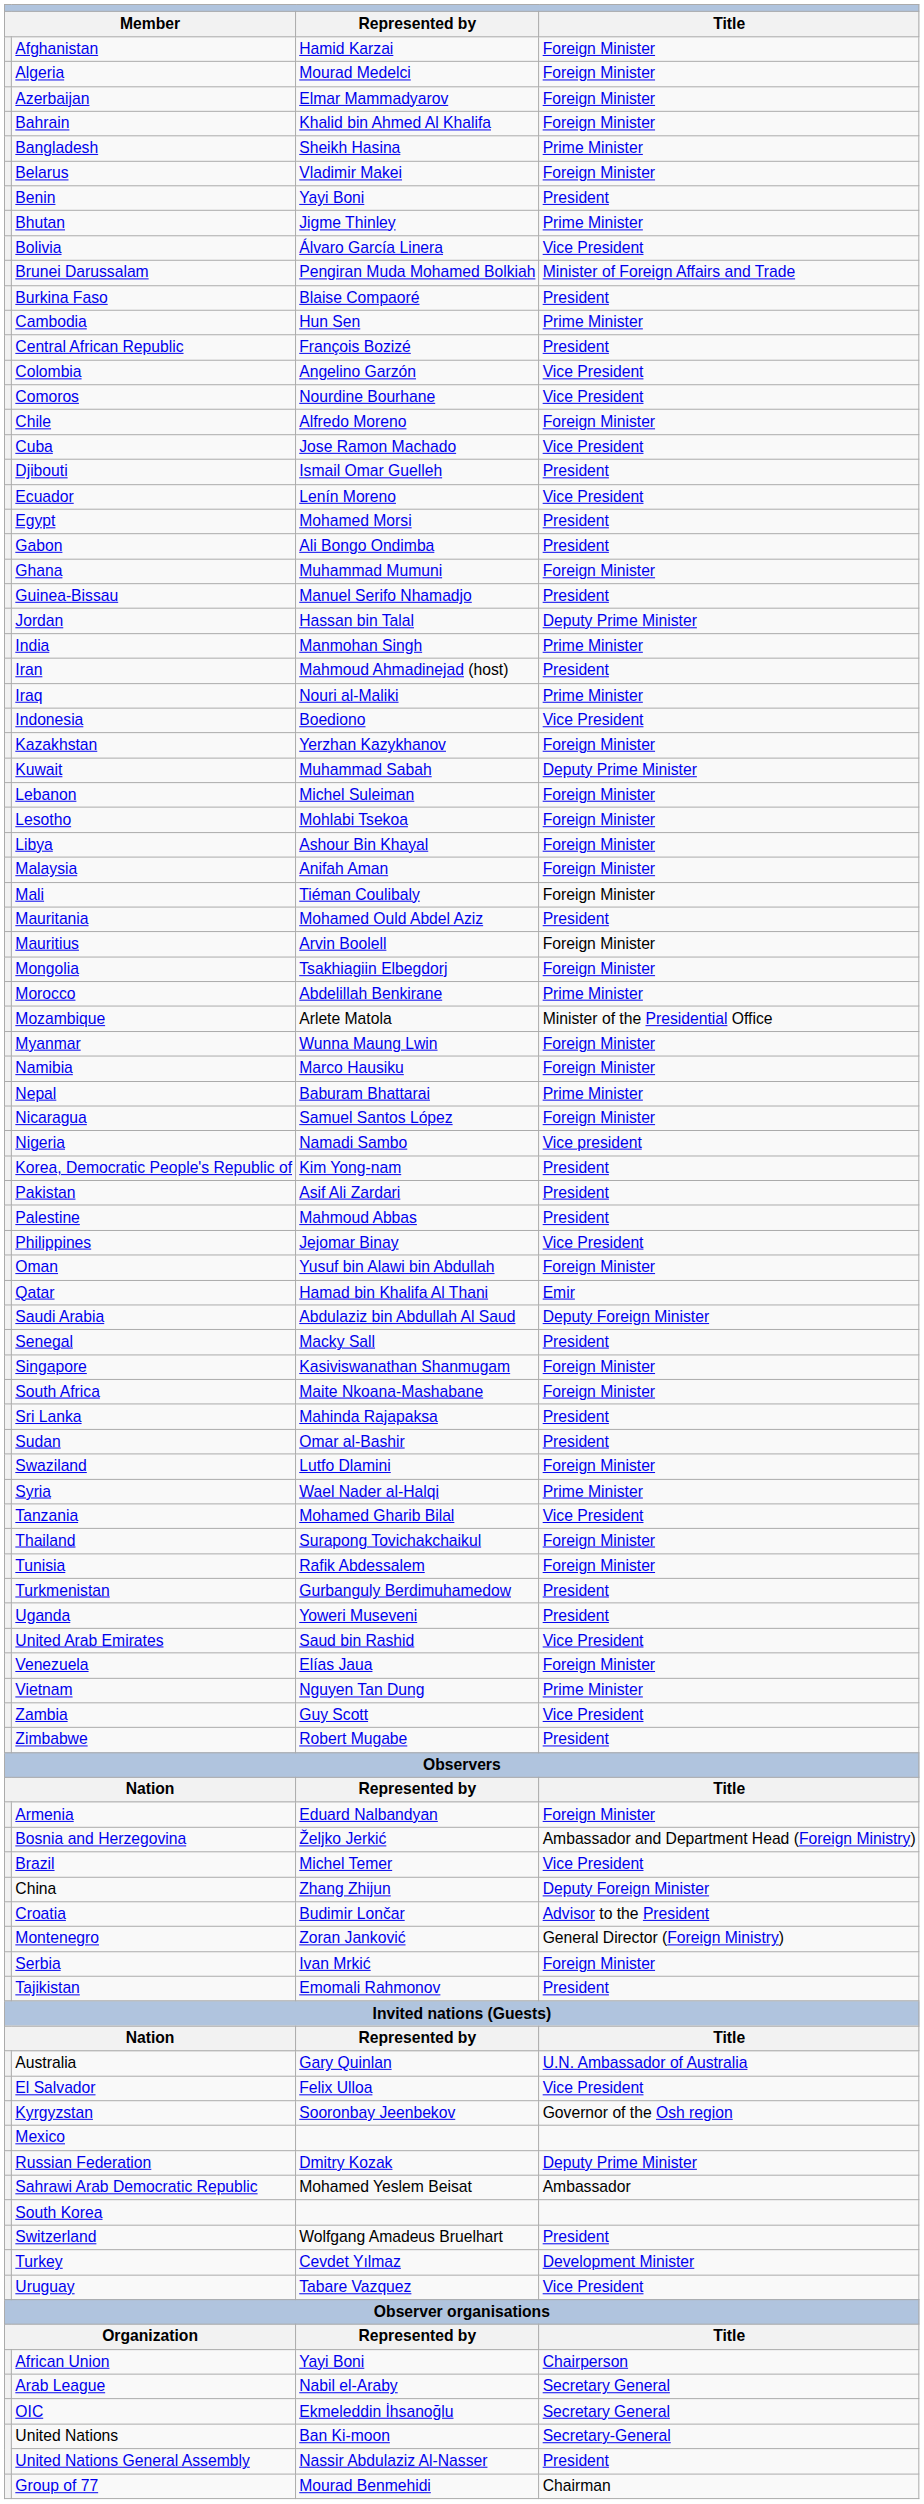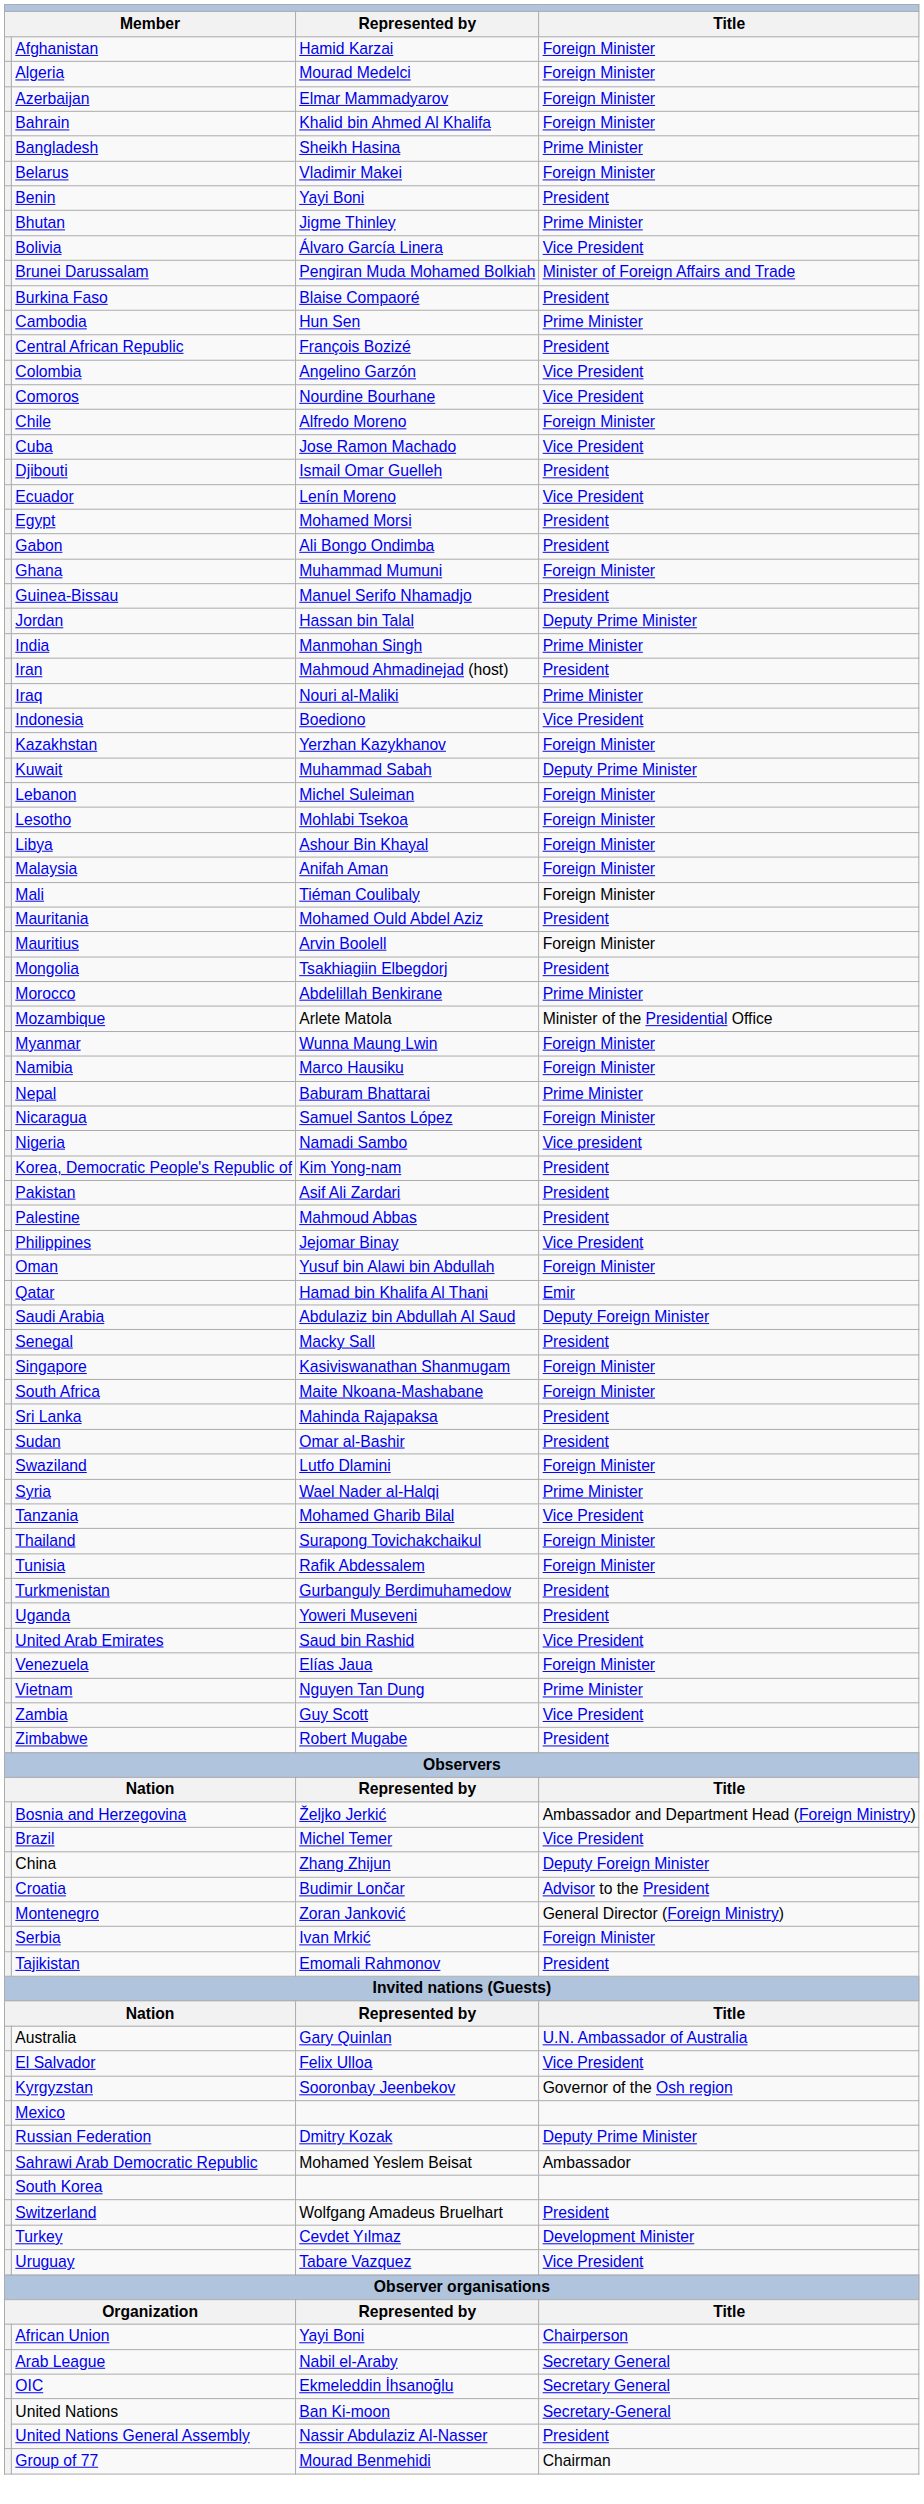(599, 969) Foreign Minister -> (576, 969) President
- row: (45, 1814)
